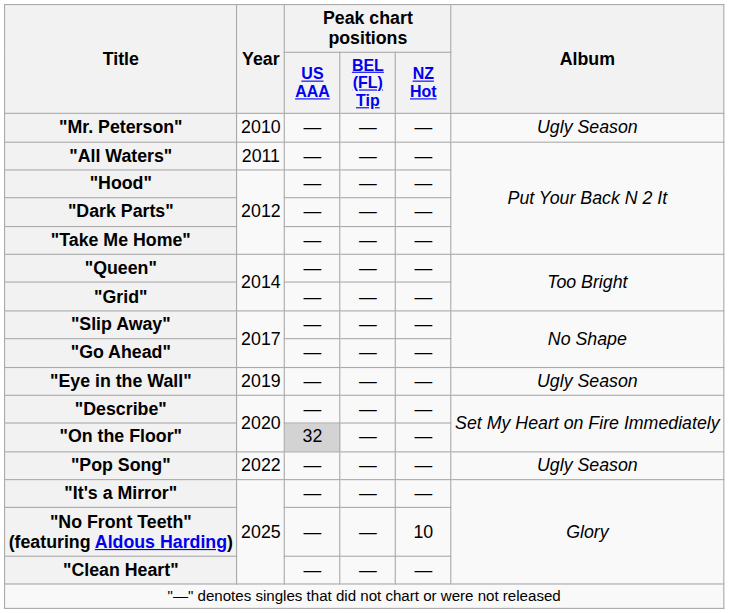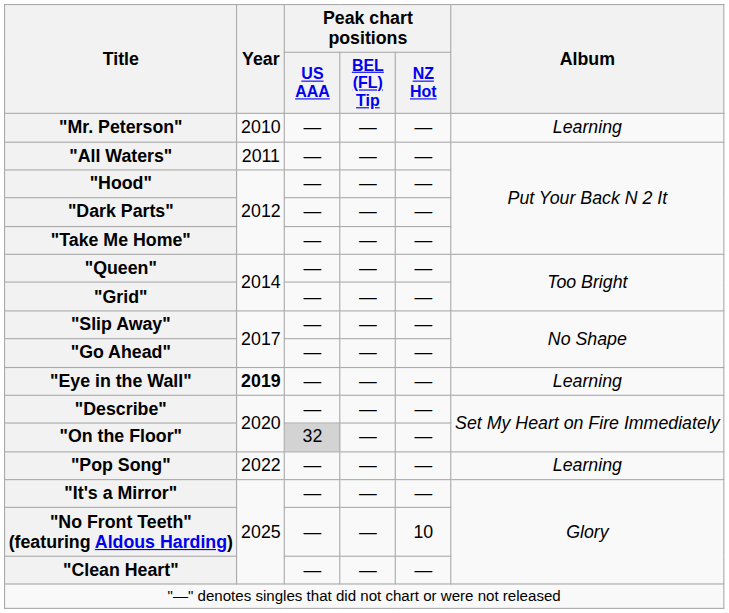(587, 127) Ugly Season -> (587, 127) Learning
(261, 380) normal -> (261, 380) bold
(587, 380) Ugly Season -> (587, 380) Learning
(587, 465) Ugly Season -> (587, 465) Learning
